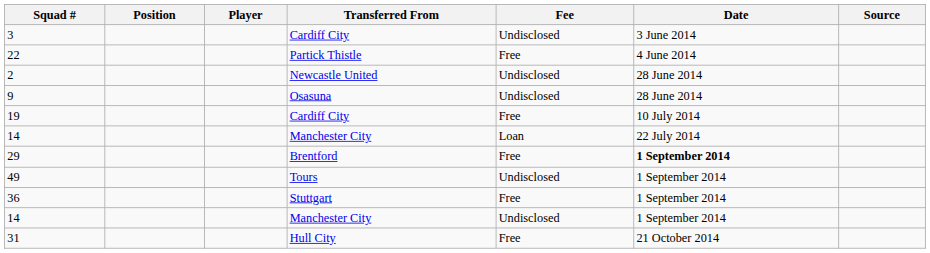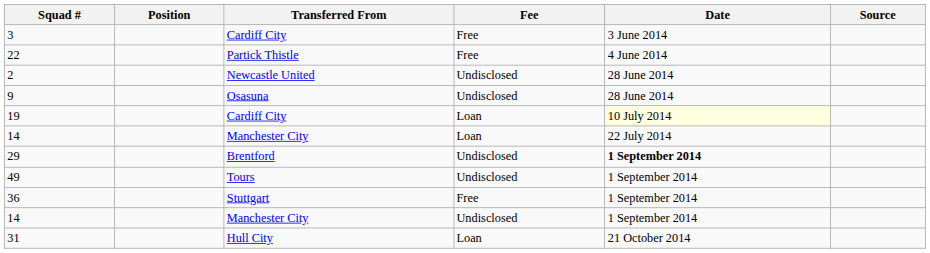- column: (246, 14)
(529, 35) Undisclosed -> (467, 35) Free
(510, 116) Free -> (469, 116) Loan
(668, 116) no background -> (640, 116) lightyellow background
(510, 156) Free -> (487, 156) Undisclosed
(510, 238) Free -> (469, 238) Loan
